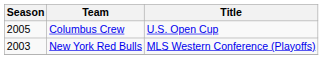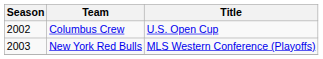(19, 29) 2005 -> (19, 29) 2002
